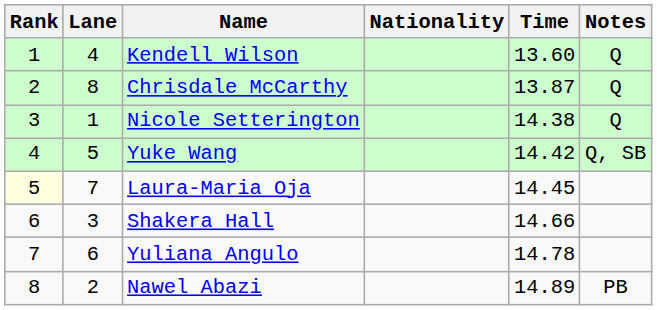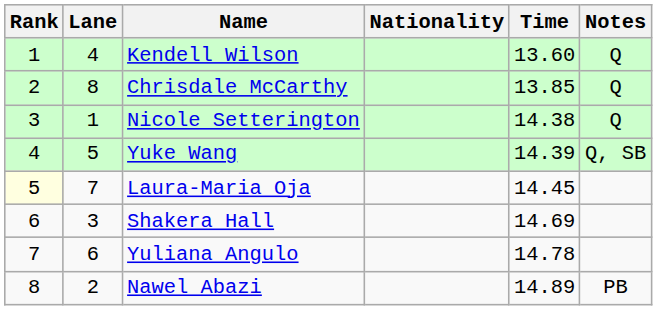(545, 88) 13.87 -> (545, 88) 13.85
(545, 154) 14.42 -> (545, 154) 14.39
(545, 221) 14.66 -> (545, 221) 14.69
